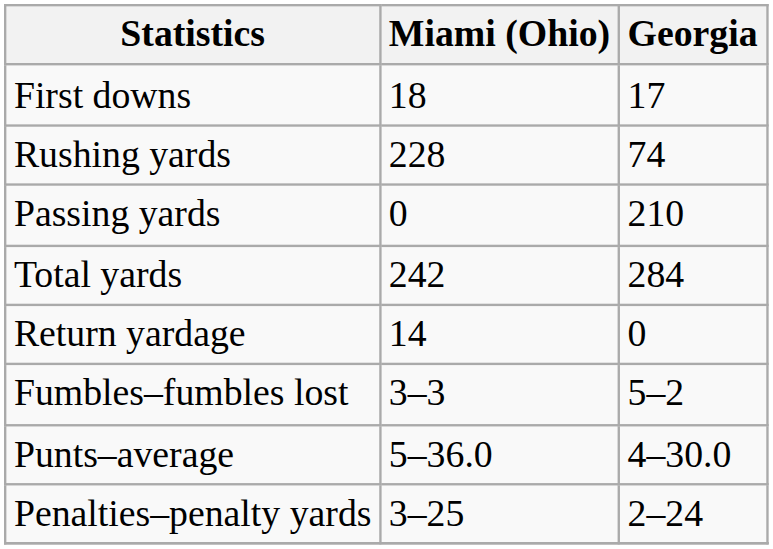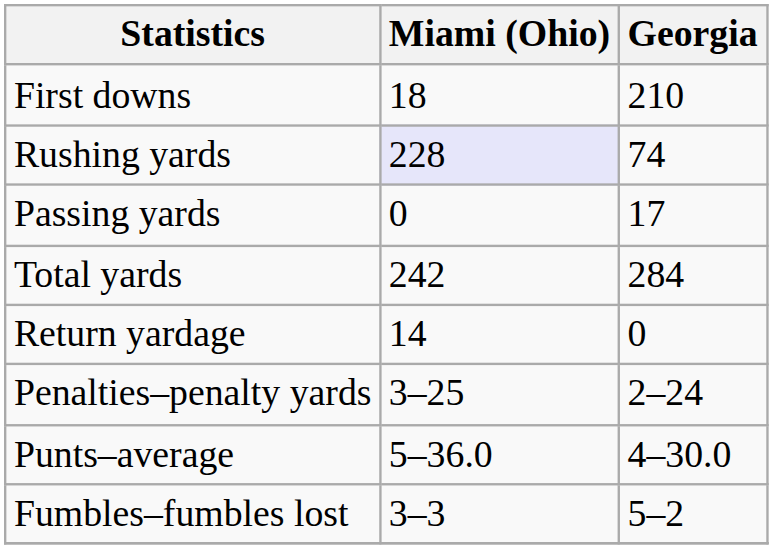(646, 94) 17 -> (656, 94) 210
(417, 154) no background -> (417, 154) lavender background
(656, 214) 210 -> (646, 214) 17
rows swapped: (181, 393) <-> (193, 513)
